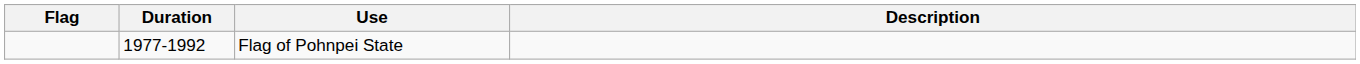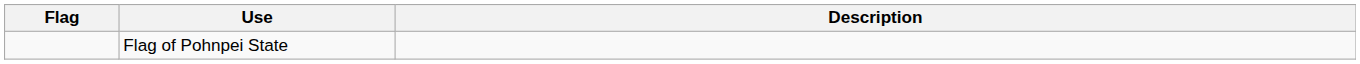- column: (177, 18)
